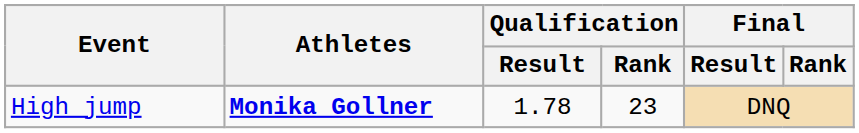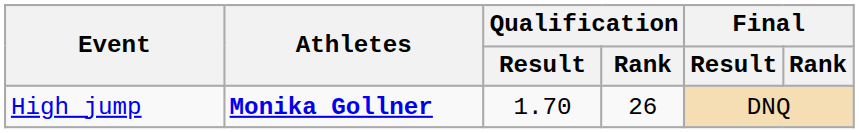(543, 106) 1.78 -> (543, 106) 1.70
(643, 106) 23 -> (643, 106) 26
